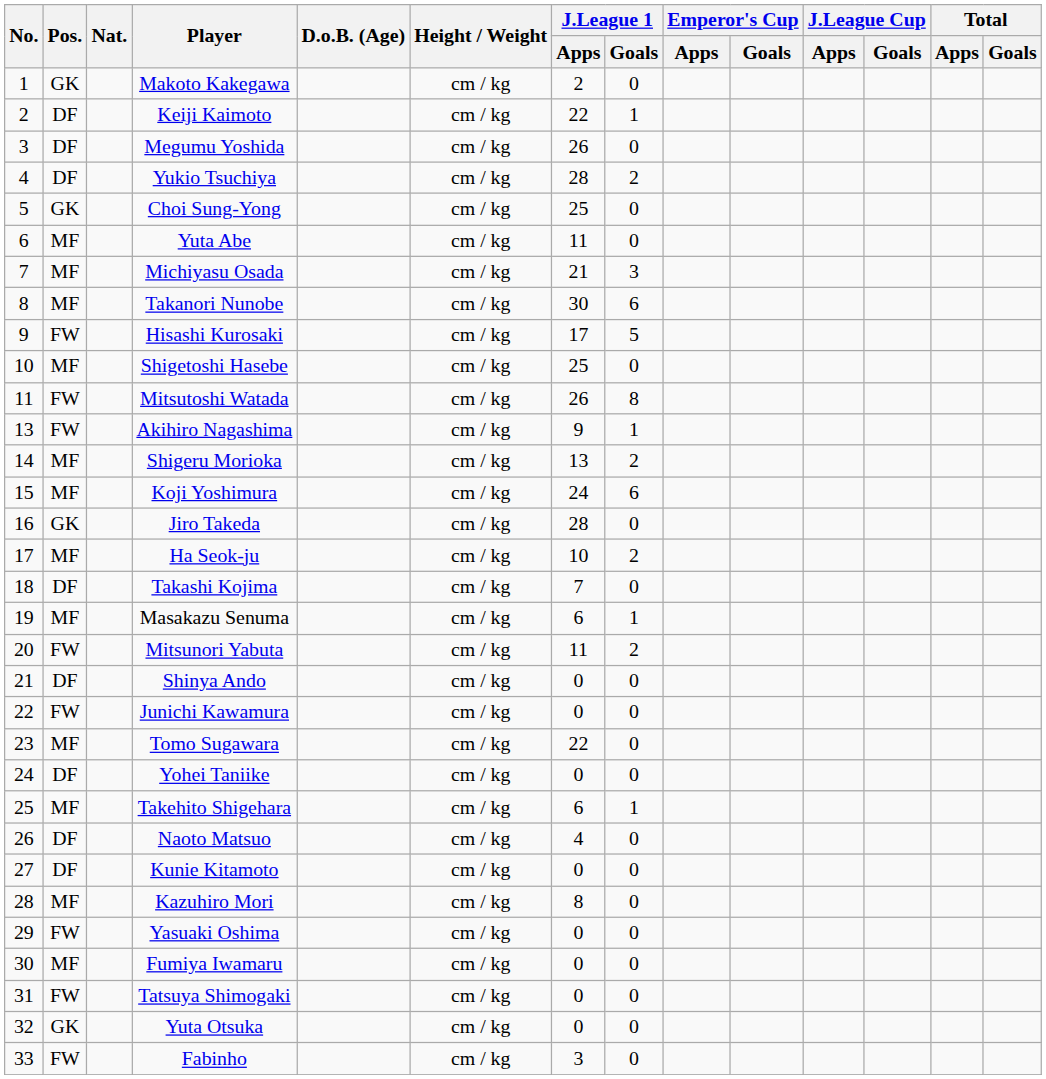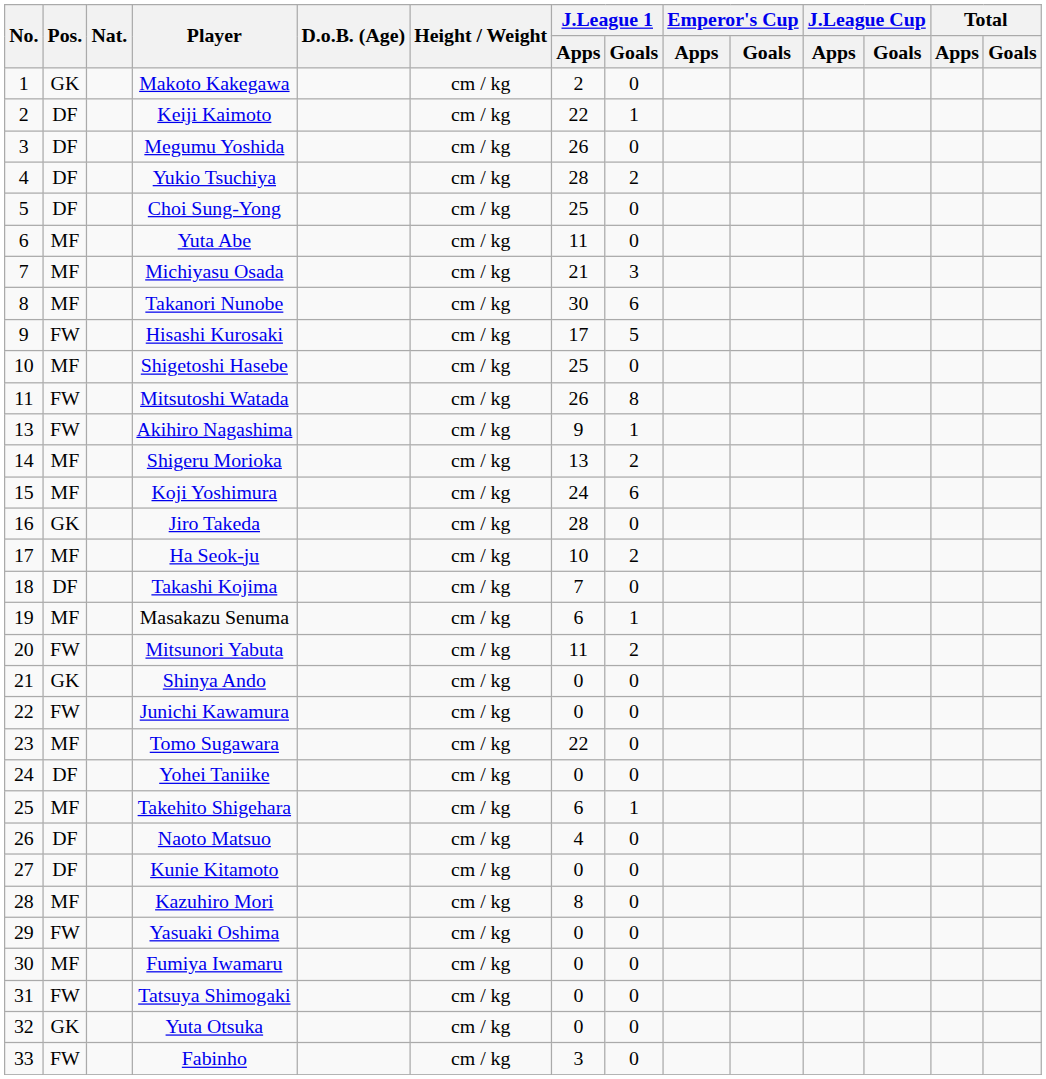(65, 209) GK -> (65, 209) DF
(65, 680) DF -> (65, 680) GK
